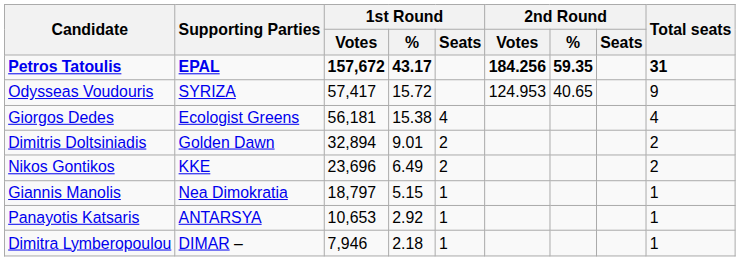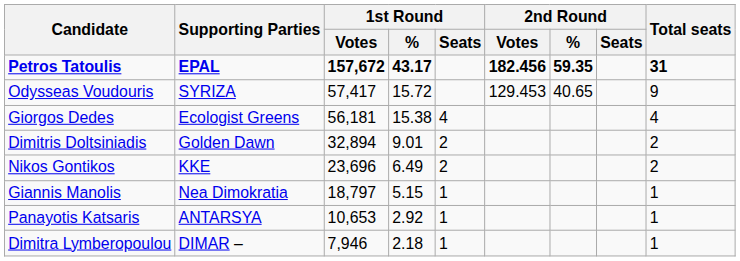(517, 67) 184.256 -> (517, 67) 182.456
(517, 92) 124.953 -> (517, 92) 129.453
